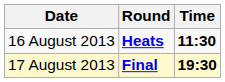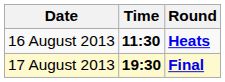columns swapped: (197, 16) <-> (146, 16)
